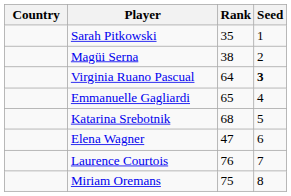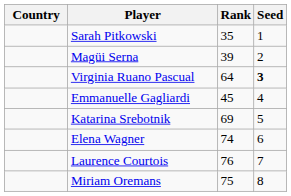(227, 56) 38 -> (227, 56) 39
(227, 98) 65 -> (227, 98) 45
(227, 118) 68 -> (227, 118) 69
(227, 139) 47 -> (227, 139) 74
